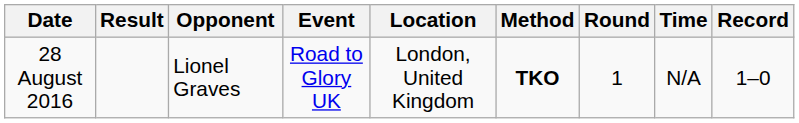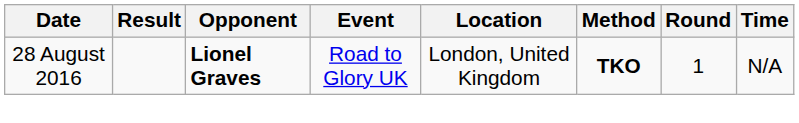- column: (753, 20)
(207, 77) normal -> (226, 65) bold
